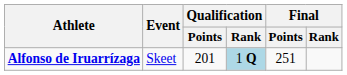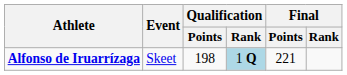(205, 59) 201 -> (205, 59) 198
(286, 59) 251 -> (286, 59) 221
